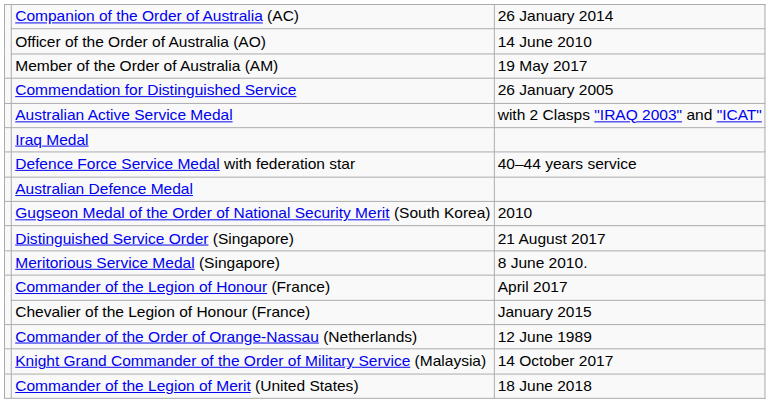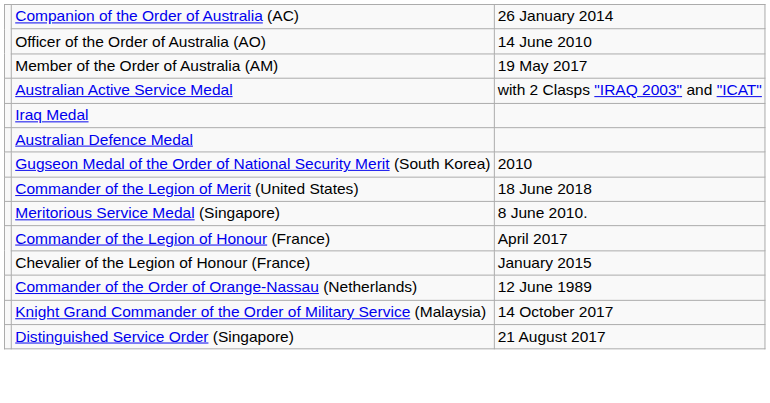- row: (156, 90)
- row: (185, 164)
rows swapped: (155, 238) <-> (187, 386)
